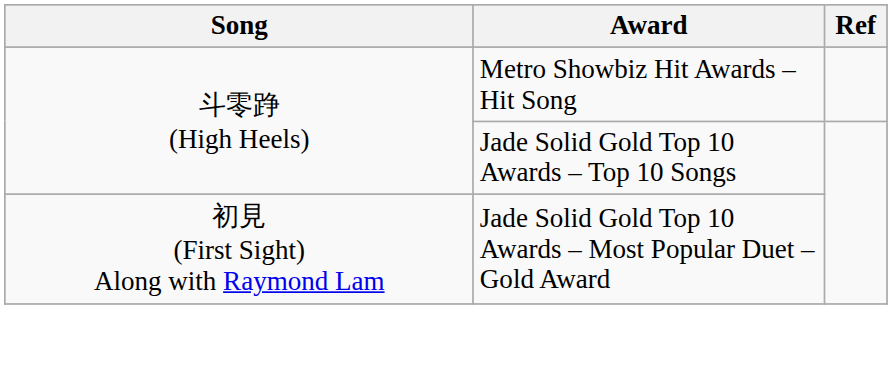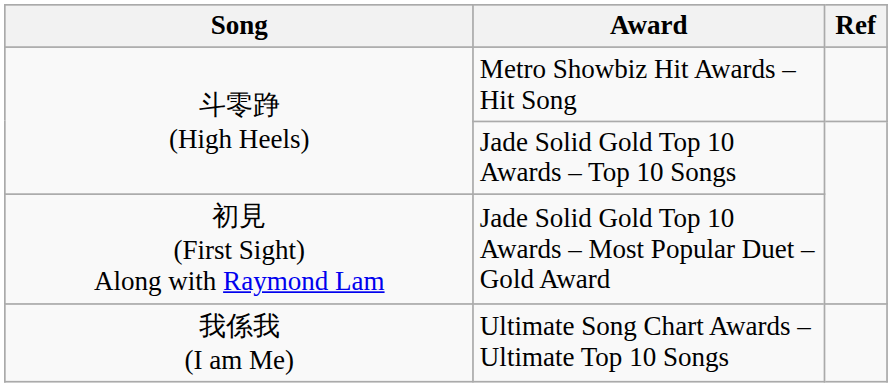+ row: (645, 341)
